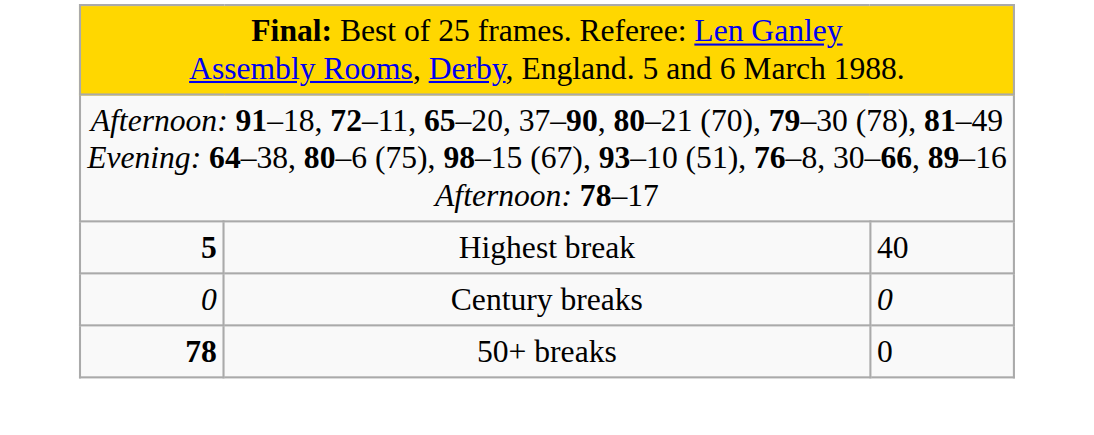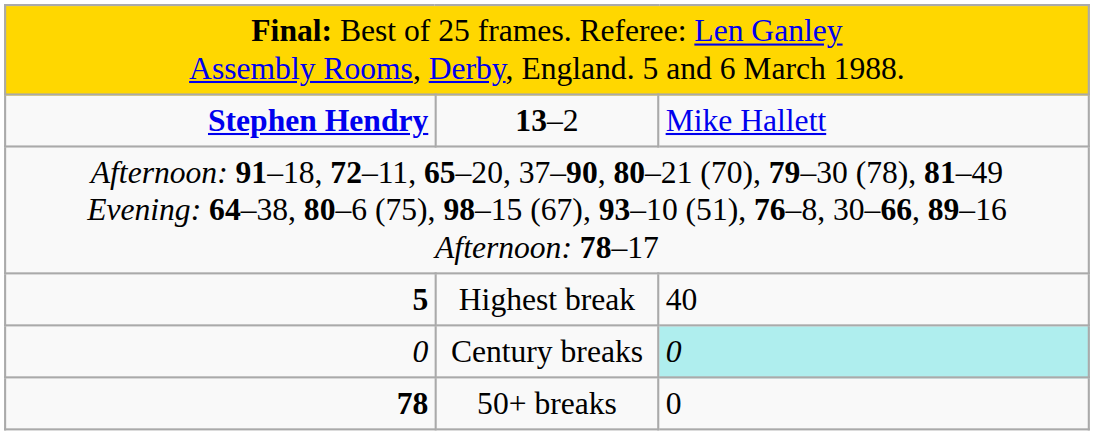+ row: (547, 120)
(885, 299) no background -> (674, 351) paleturquoise background
